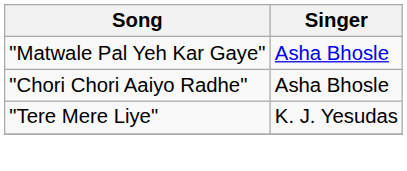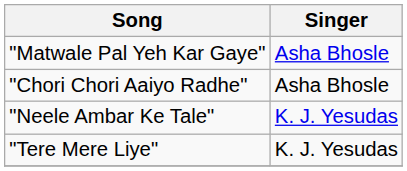+ row: (112, 117)
